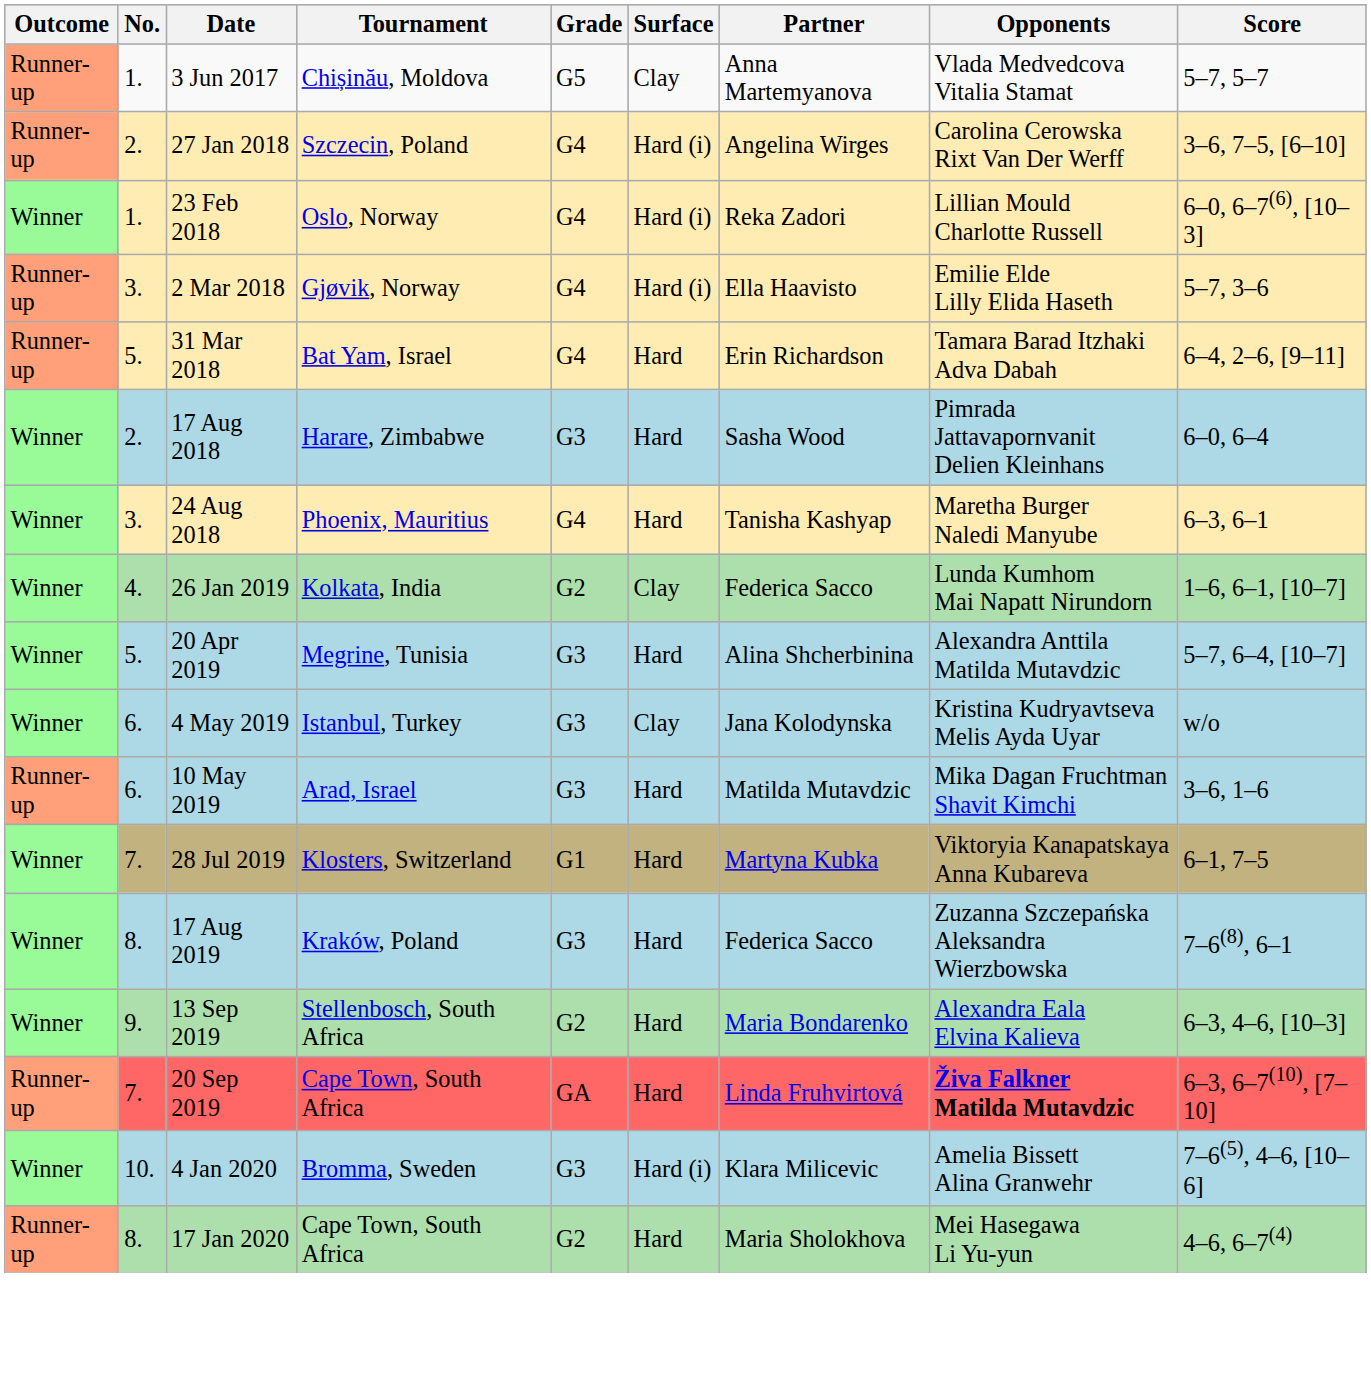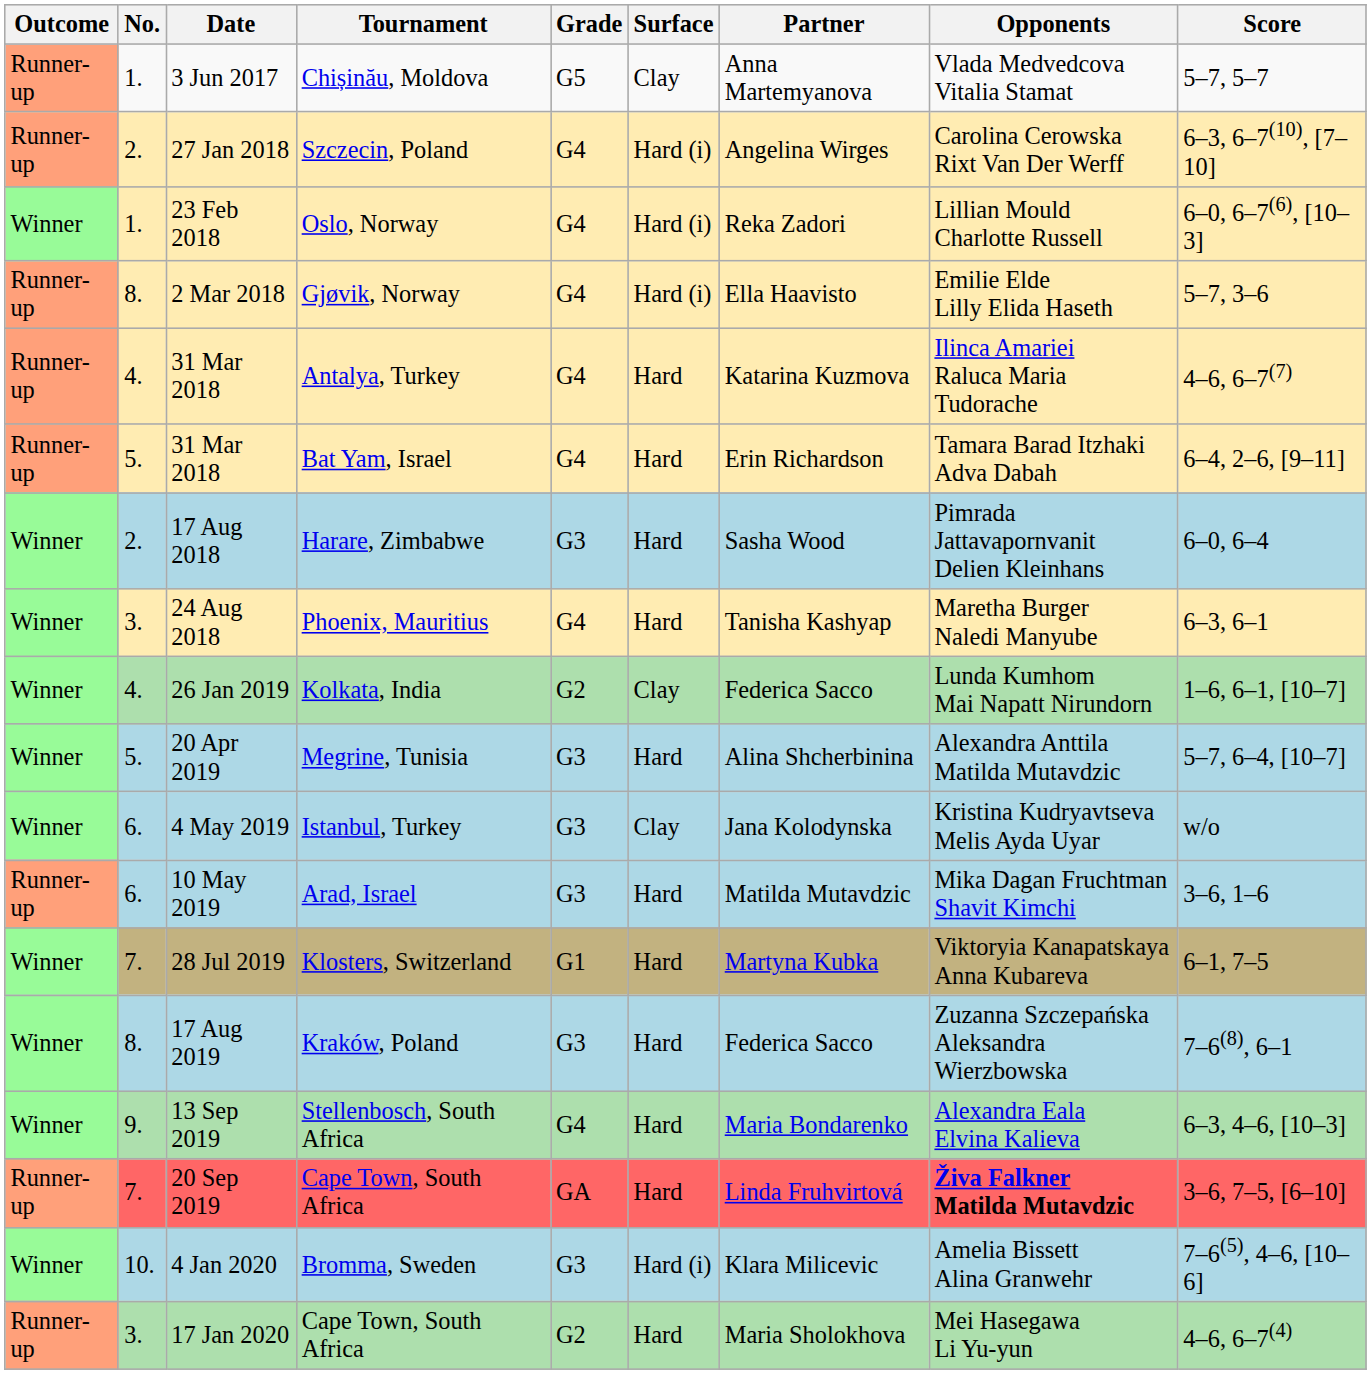(1265, 145) 3–6, 7–5, [6–10] -> (1265, 148) 6–3, 6–7(10), [7–10]
(133, 287) 3. -> (133, 293) 8.
+ row: (207, 375)
(571, 1021) G2 -> (571, 1124) G4
(1265, 1093) 6–3, 6–7(10), [7–10] -> (1265, 1192) 3–6, 7–5, [6–10]
(133, 1238) 8. -> (133, 1334) 3.
